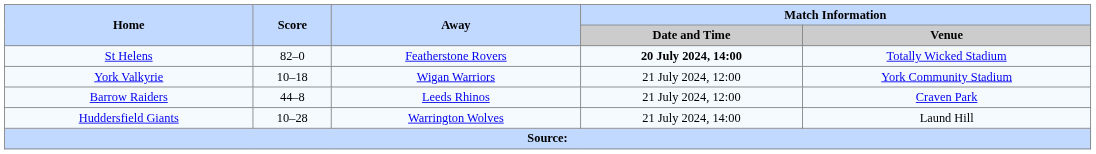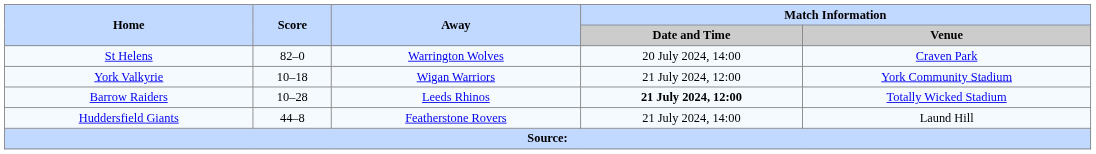(456, 56) Featherstone Rovers -> (456, 56) Warrington Wolves
(691, 56) bold -> (691, 56) normal
(947, 56) Totally Wicked Stadium -> (947, 56) Craven Park
(292, 97) 44–8 -> (292, 97) 10–28
(691, 97) normal -> (691, 97) bold
(947, 97) Craven Park -> (947, 97) Totally Wicked Stadium
(292, 118) 10–28 -> (292, 118) 44–8
(456, 118) Warrington Wolves -> (456, 118) Featherstone Rovers
